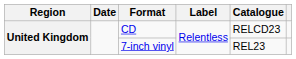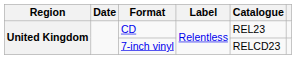(257, 29) RELCD23 -> (249, 29) REL23
(249, 46) REL23 -> (257, 46) RELCD23
